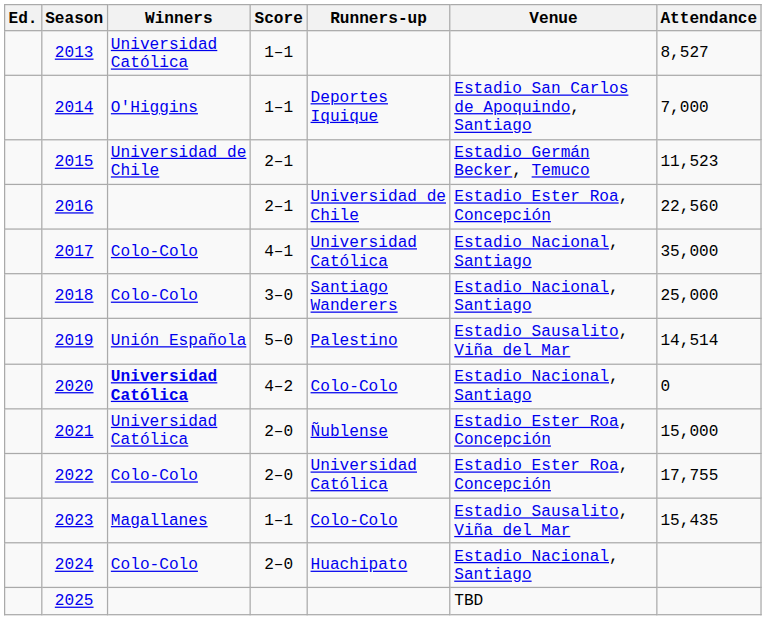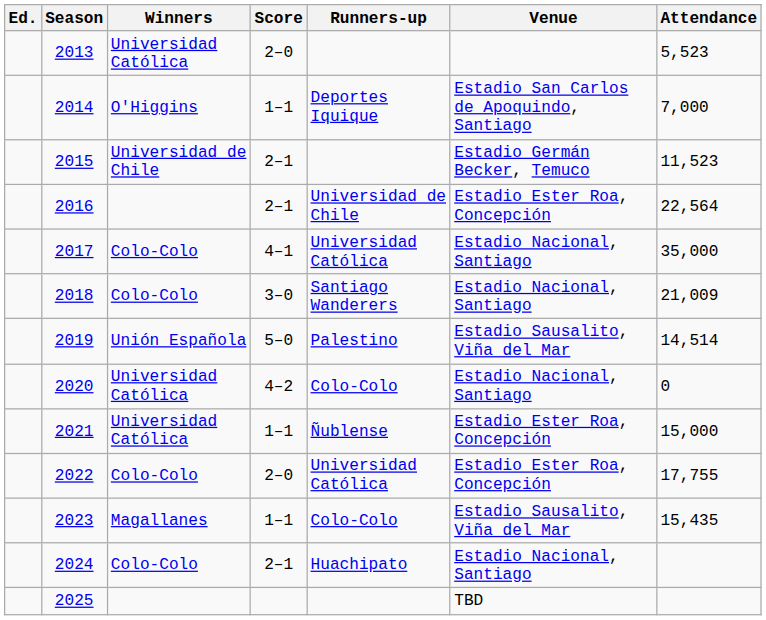(279, 53) 1–1 -> (279, 53) 2–0
(685, 53) 8,527 -> (685, 53) 5,523
(689, 207) 22,560 -> (689, 207) 22,564
(689, 296) 25,000 -> (689, 296) 21,009
(164, 386) bold -> (164, 386) normal
(279, 431) 2–0 -> (279, 431) 1–1
(279, 566) 2–0 -> (279, 566) 2–1
